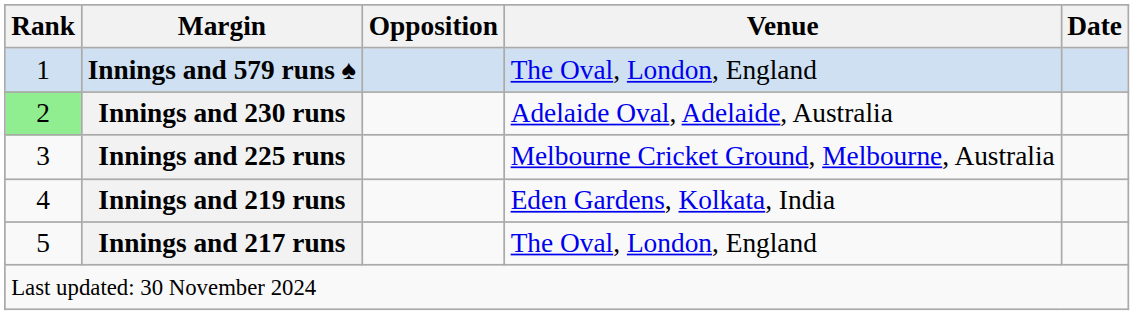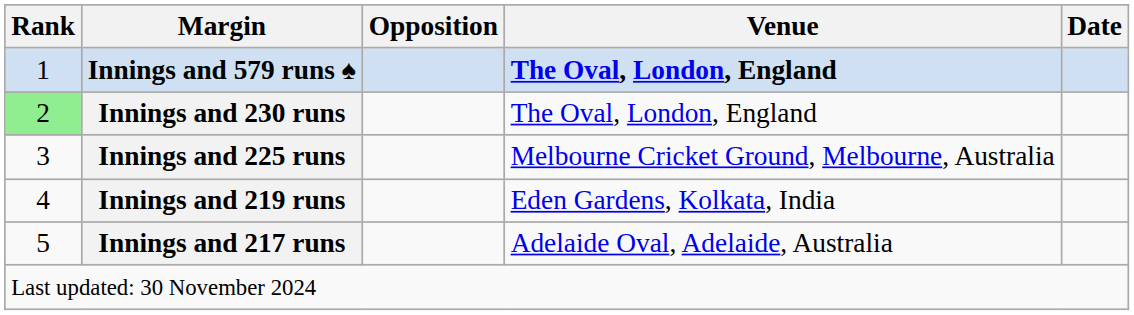(664, 69) normal -> (674, 69) bold
(702, 112) Adelaide Oval, Adelaide, Australia -> (664, 112) The Oval, London, England
(664, 243) The Oval, London, England -> (702, 243) Adelaide Oval, Adelaide, Australia
